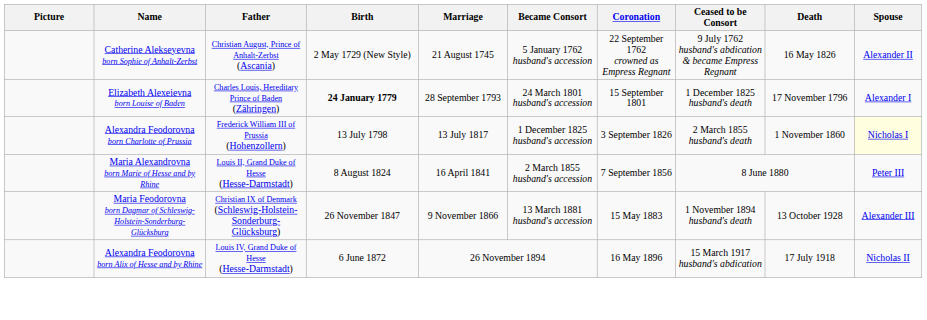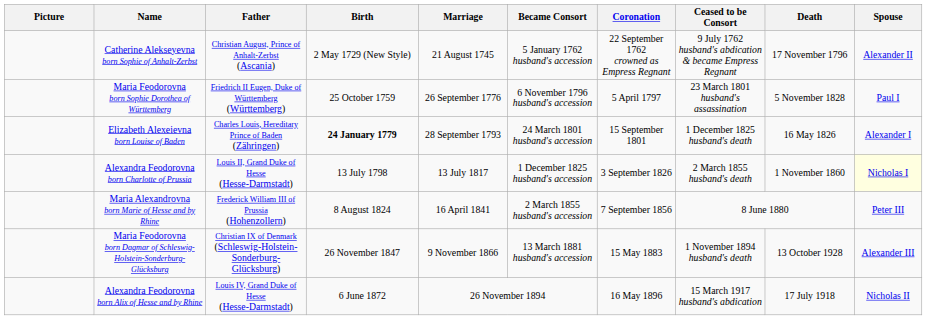(810, 55) 16 May 1826 -> (810, 55) 17 November 1796
+ row: (150, 98)
(810, 98) 17 November 1796 -> (810, 135) 16 May 1826
(256, 136) Frederick William III of Prussia (Hohenzollern) -> (256, 173) Louis II, Grand Duke of Hesse (Hesse-Darmstadt)
(256, 173) Louis II, Grand Duke of Hesse (Hesse-Darmstadt) -> (256, 211) Frederick William III of Prussia (Hohenzollern)
